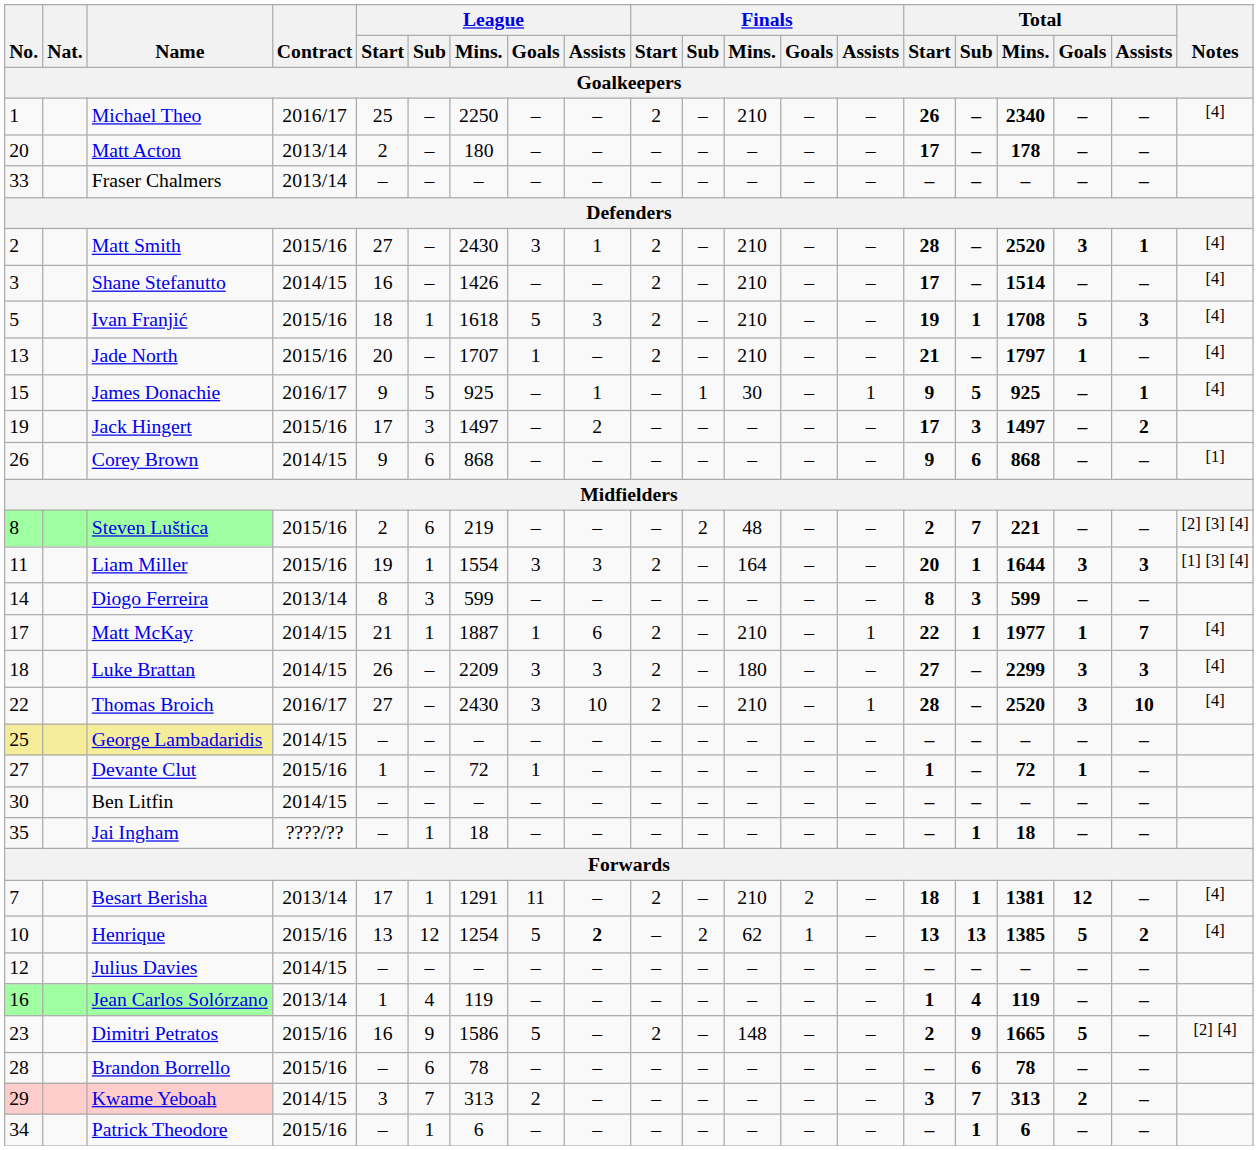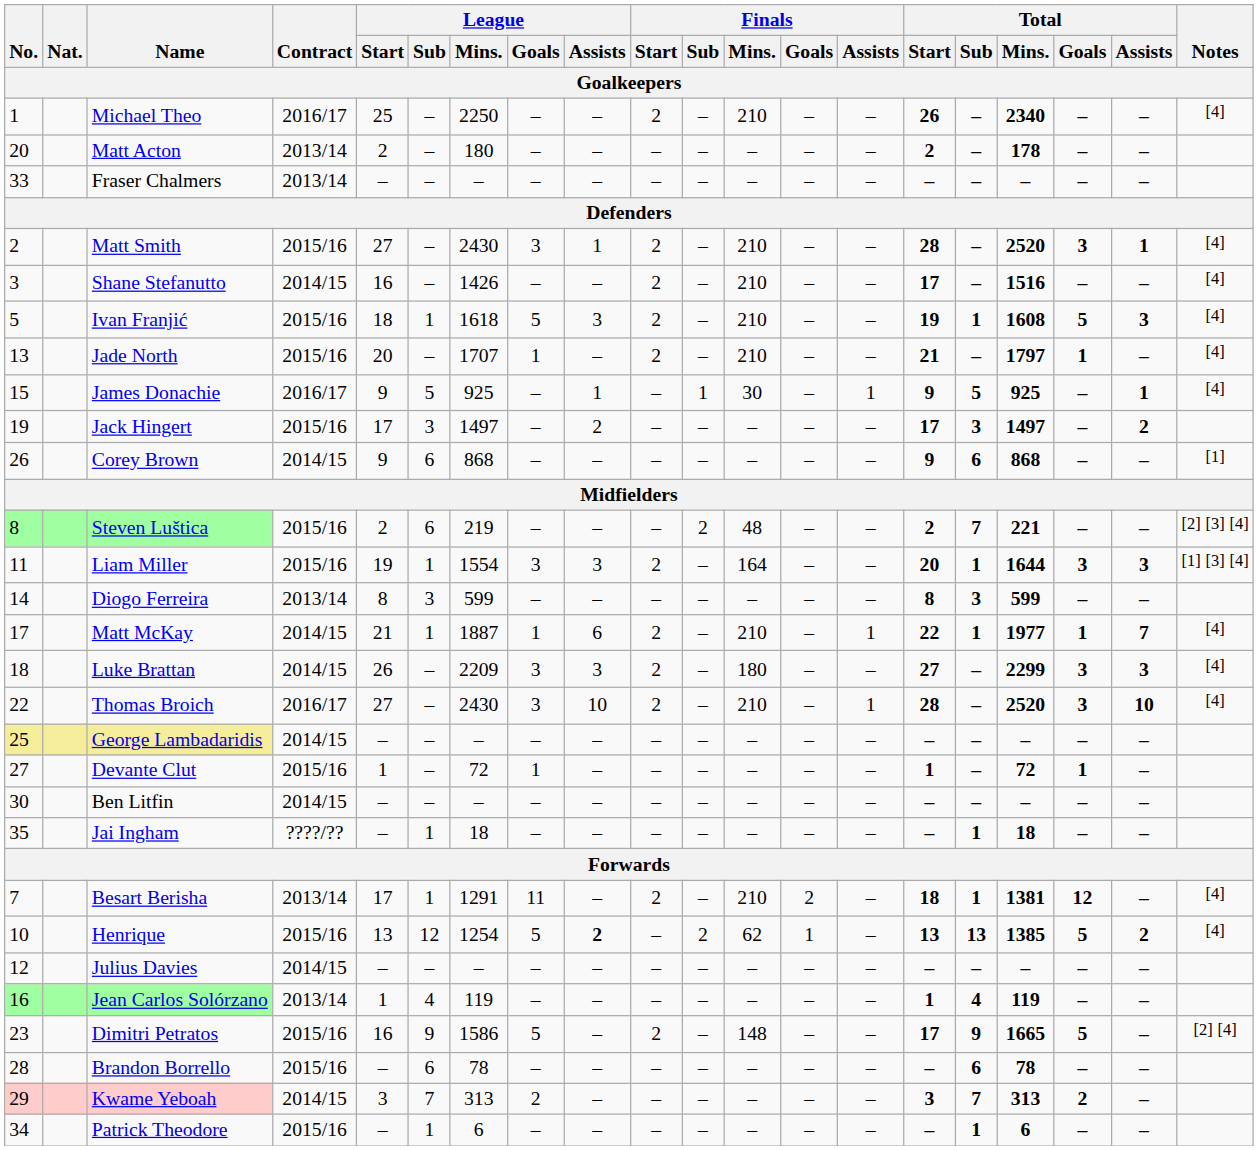(929, 150) 17 -> (929, 150) 2
(1026, 283) 1514 -> (1026, 283) 1516
(1026, 319) 1708 -> (1026, 319) 1608
(929, 1033) 2 -> (929, 1033) 17
